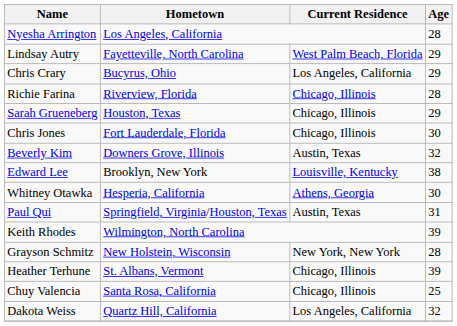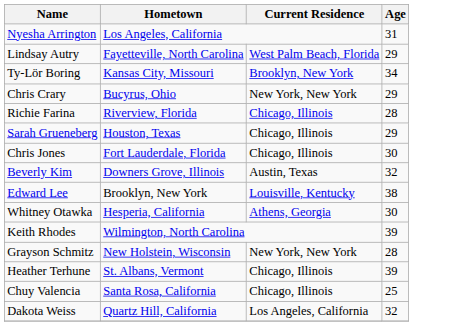(434, 34) 28 -> (391, 34) 31
+ row: (44, 73)
(352, 73) Los Angeles, California -> (303, 93) New York, New York
- row: (29, 212)
